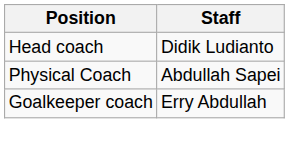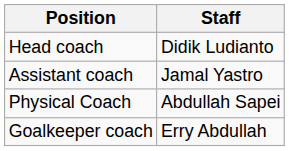+ row: (71, 74)
